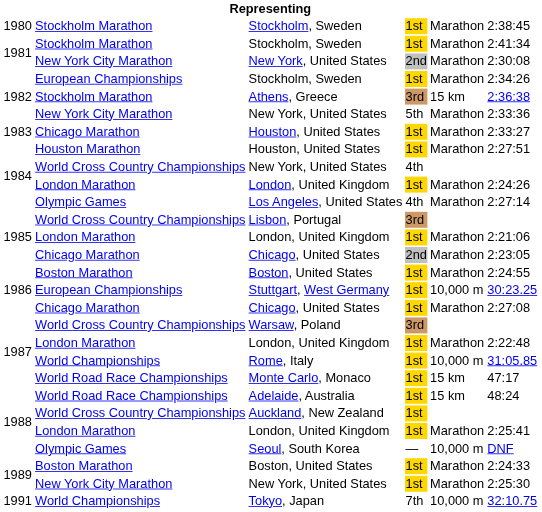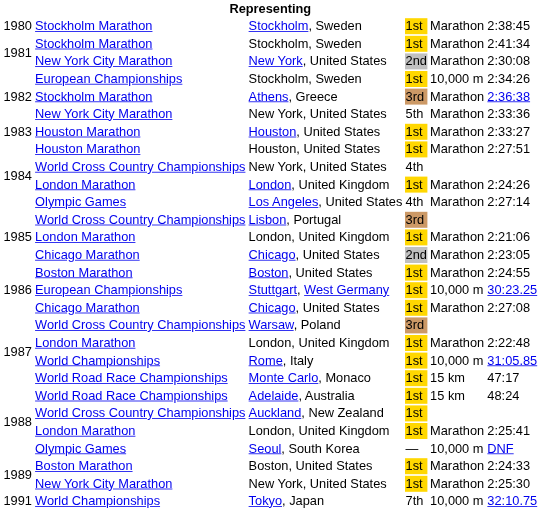(457, 79) Marathon -> (457, 79) 10,000 m
(448, 96) 15 km -> (457, 96) Marathon
(87, 131) Chicago Marathon -> (88, 131) Houston Marathon
